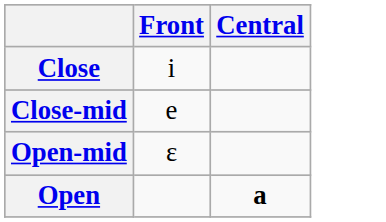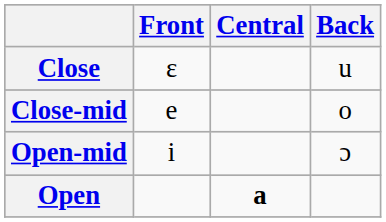+ column: (345, 25)
(172, 68) i -> (172, 68) ɛ
(172, 152) ɛ -> (172, 152) i
